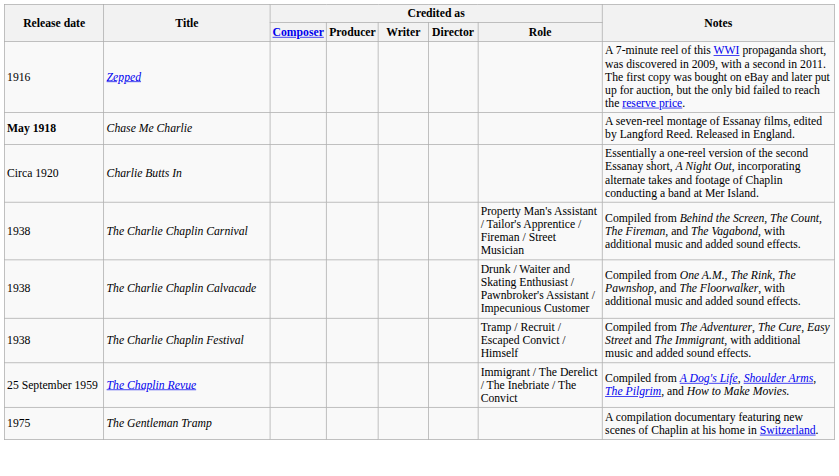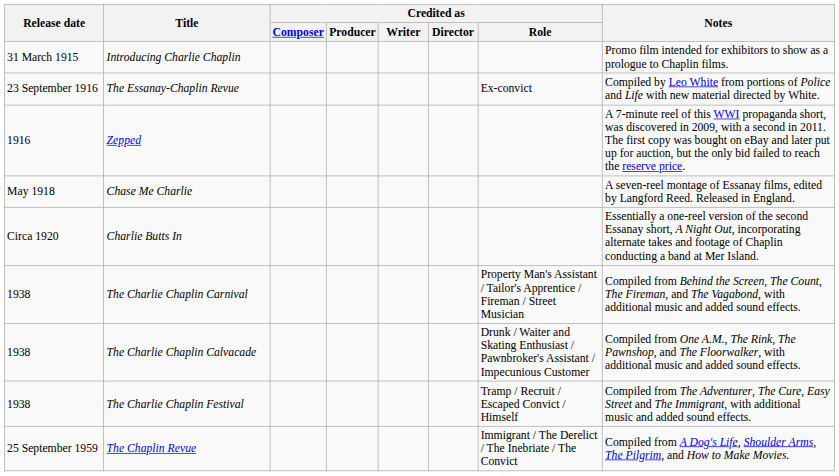+ row: (174, 57)
+ row: (173, 89)
(32, 128) bold -> (31, 191) normal
- row: (159, 423)
